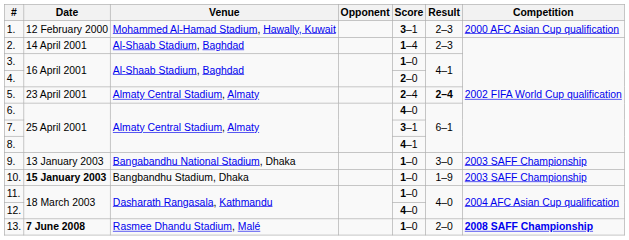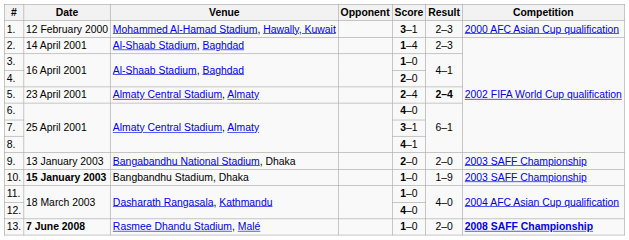(409, 161) 1–0 -> (409, 161) 2–0
(444, 161) 3–0 -> (444, 161) 2–0
